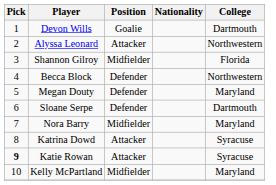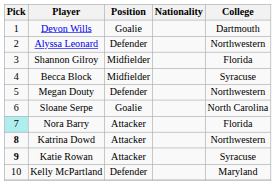(128, 44) Attacker -> (128, 44) Defender
(128, 76) Defender -> (128, 76) Midfielder
(235, 76) Northwestern -> (238, 76) Syracuse
(235, 92) Maryland -> (238, 92) Northwestern
(128, 108) Defender -> (128, 108) Goalie
(235, 108) Dartmouth -> (238, 108) North Carolina
(16, 124) no background -> (16, 124) paleturquoise background
(128, 124) Midfielder -> (128, 124) Attacker
(235, 124) Maryland -> (238, 124) Florida
(16, 140) normal -> (16, 140) bold
(235, 140) Syracuse -> (238, 140) Northwestern
(128, 172) Midfielder -> (128, 172) Defender
